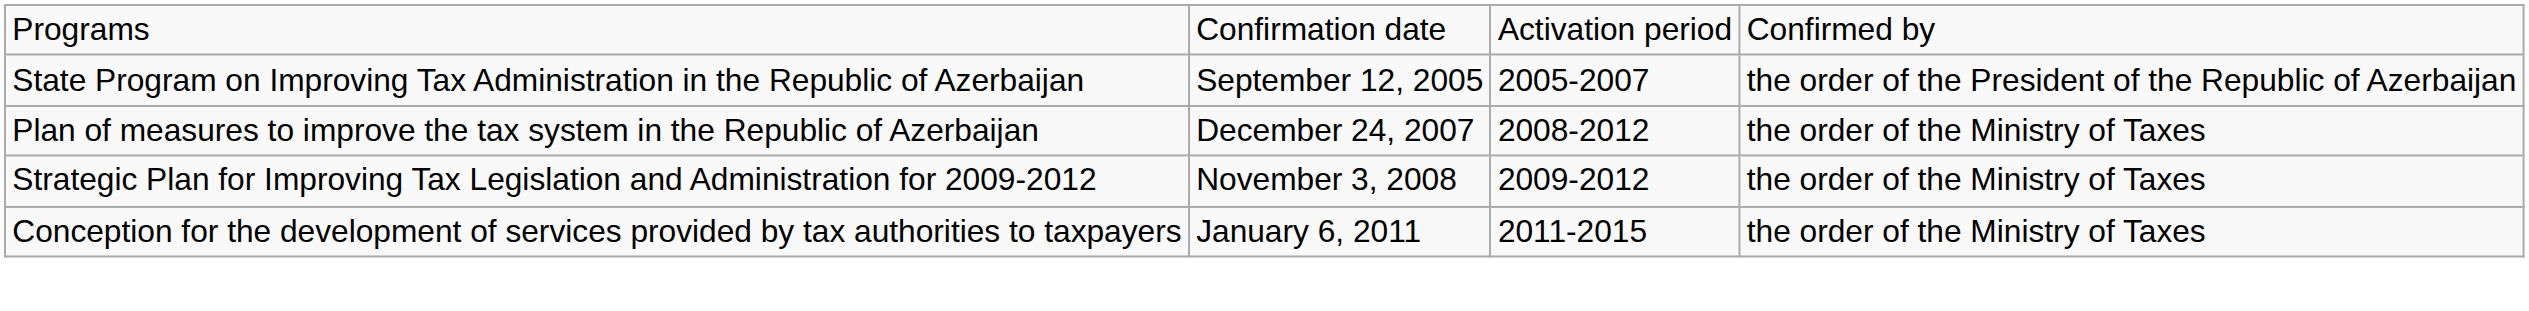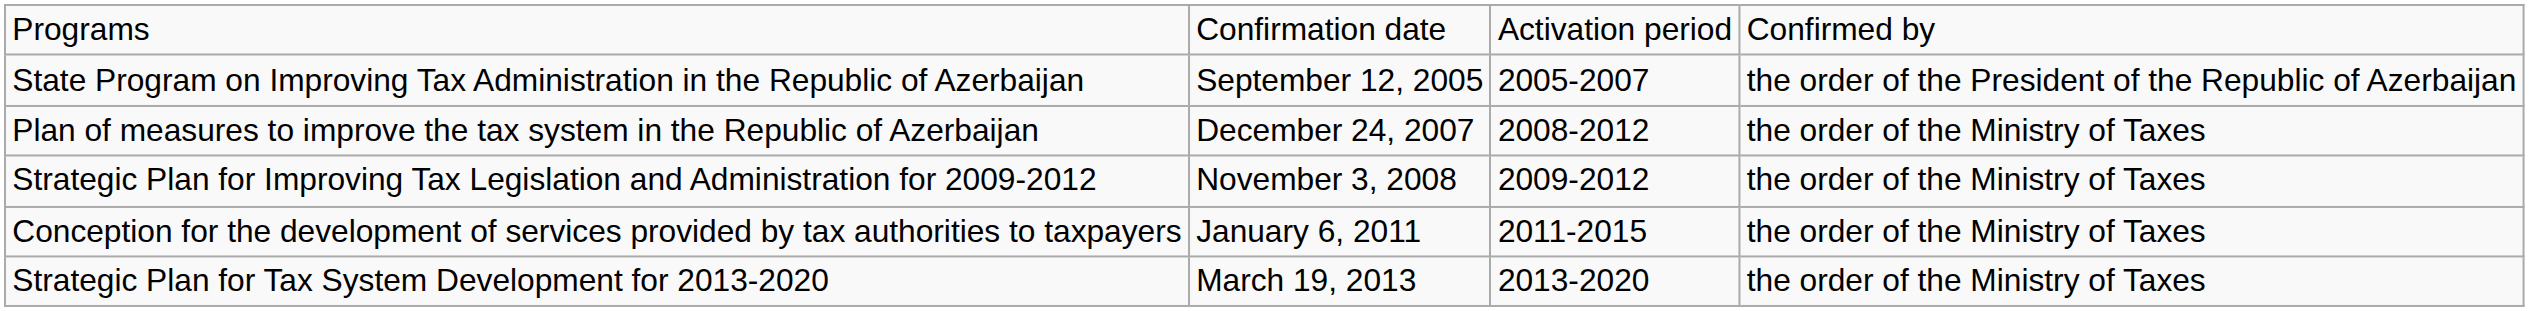+ row: (421, 280)
